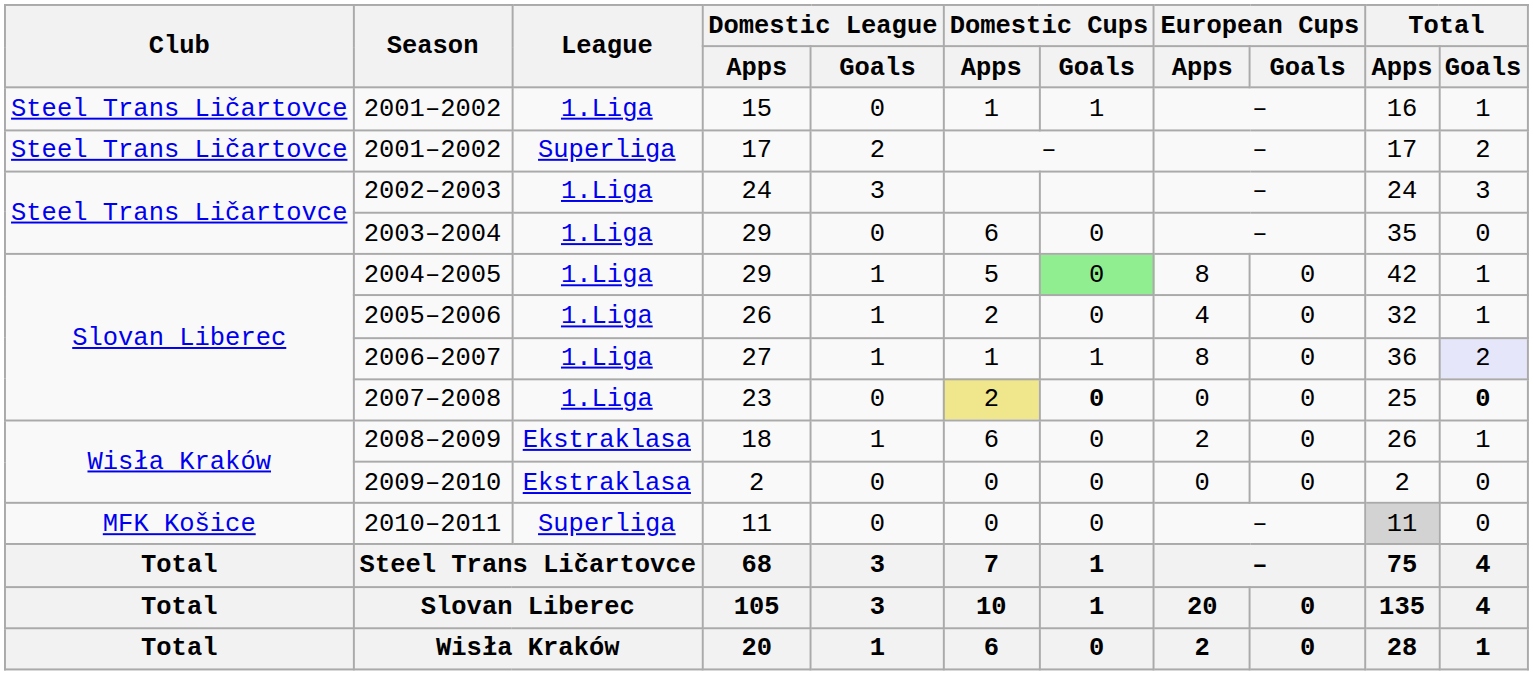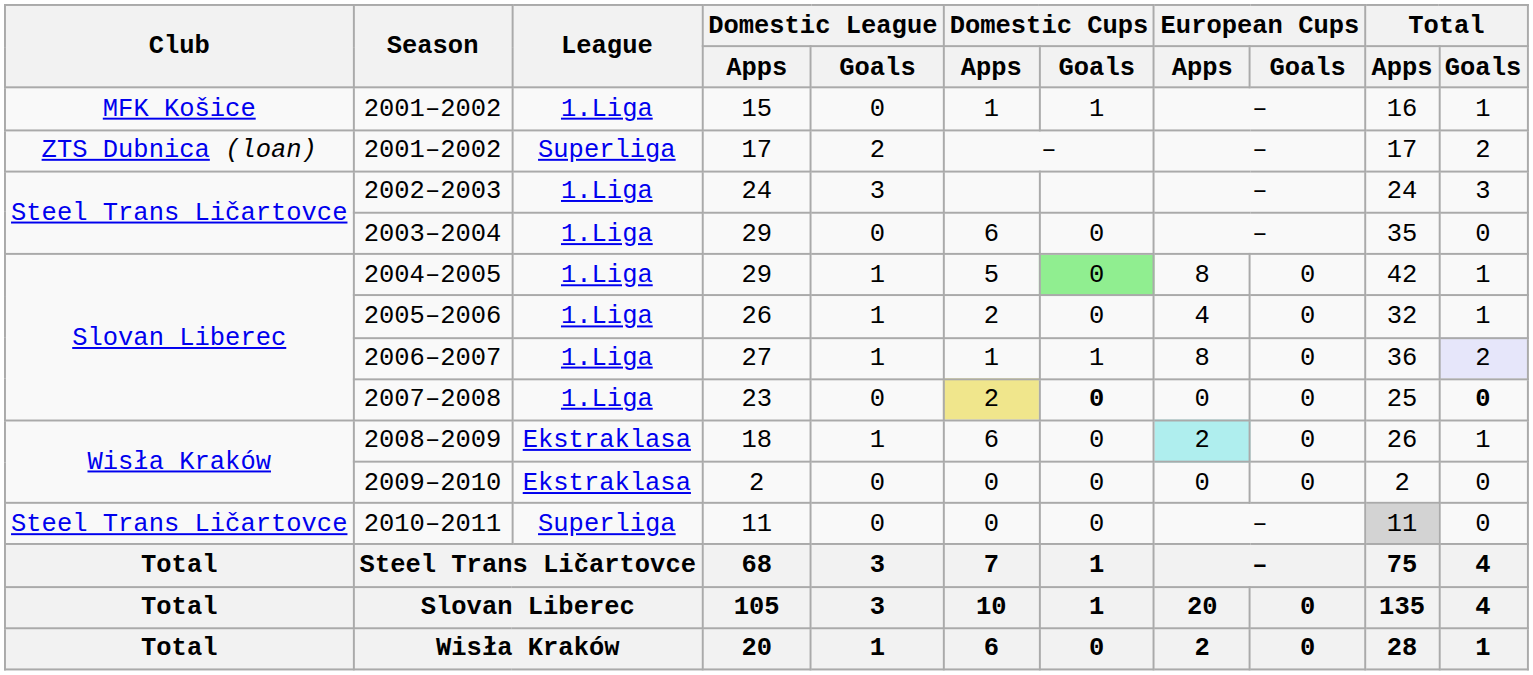(179, 109) Steel Trans Ličartovce -> (179, 109) MFK Košice
(179, 150) Steel Trans Ličartovce -> (179, 150) ZTS Dubnica (loan)
(1202, 441) no background -> (1202, 441) paleturquoise background
(179, 524) MFK Košice -> (179, 524) Steel Trans Ličartovce
